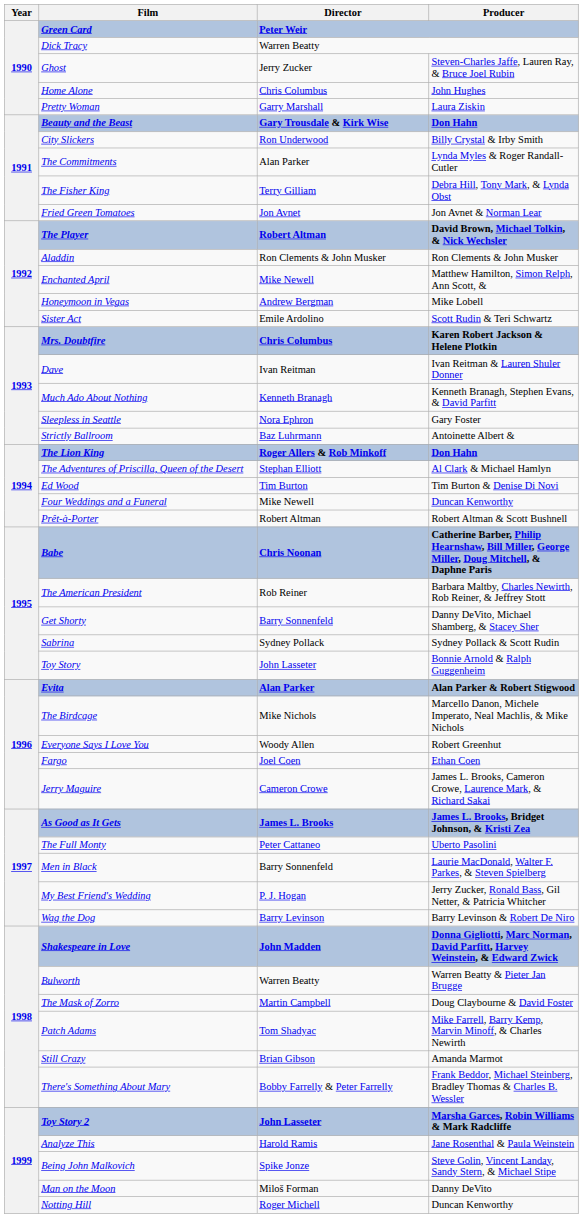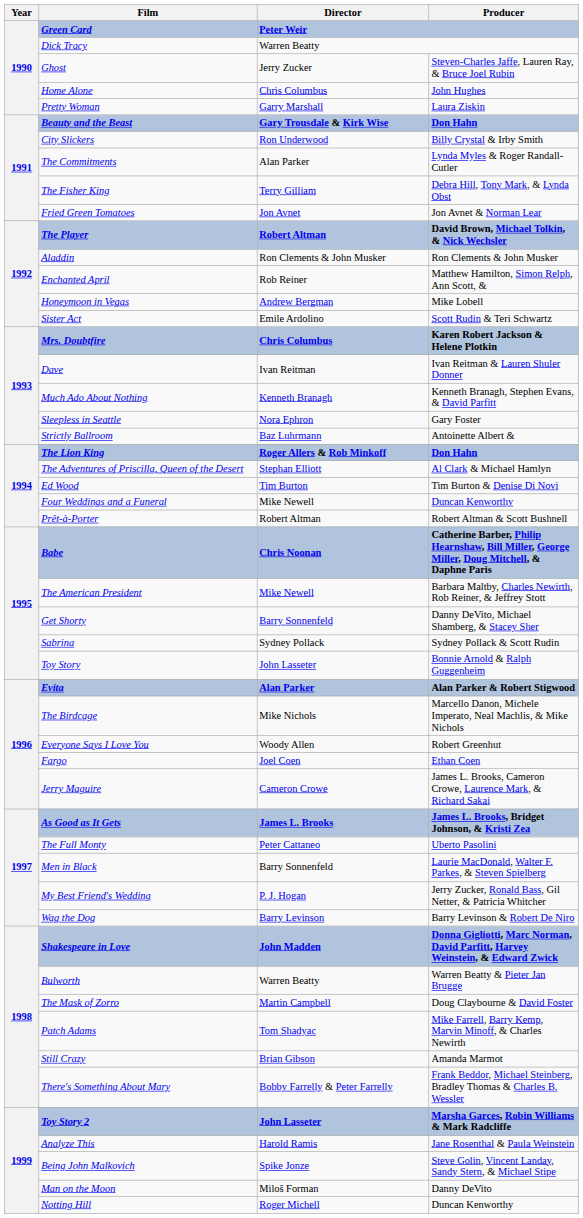(287, 279) Mike Newell -> (283, 279) Rob Reiner
(283, 592) Rob Reiner -> (287, 592) Mike Newell
